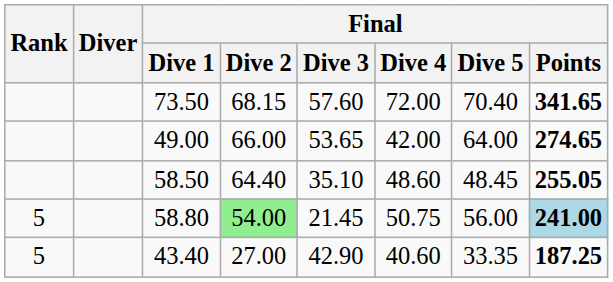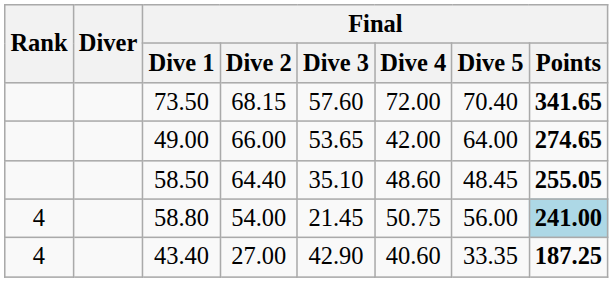(39, 218) 5 -> (39, 218) 4
(259, 218) lightgreen background -> (259, 218) no background
(39, 256) 5 -> (39, 256) 4
